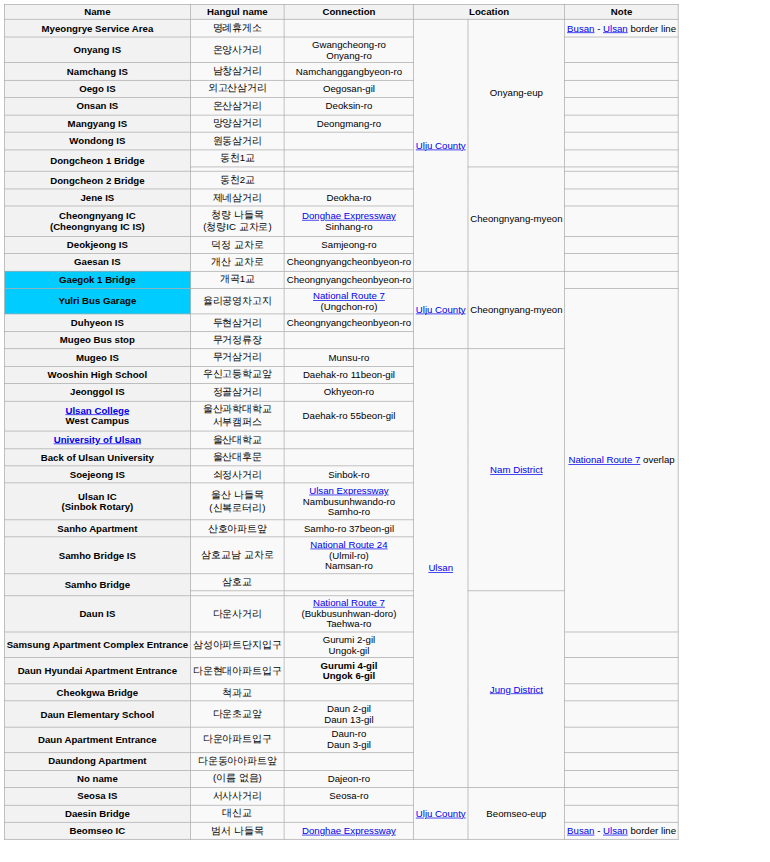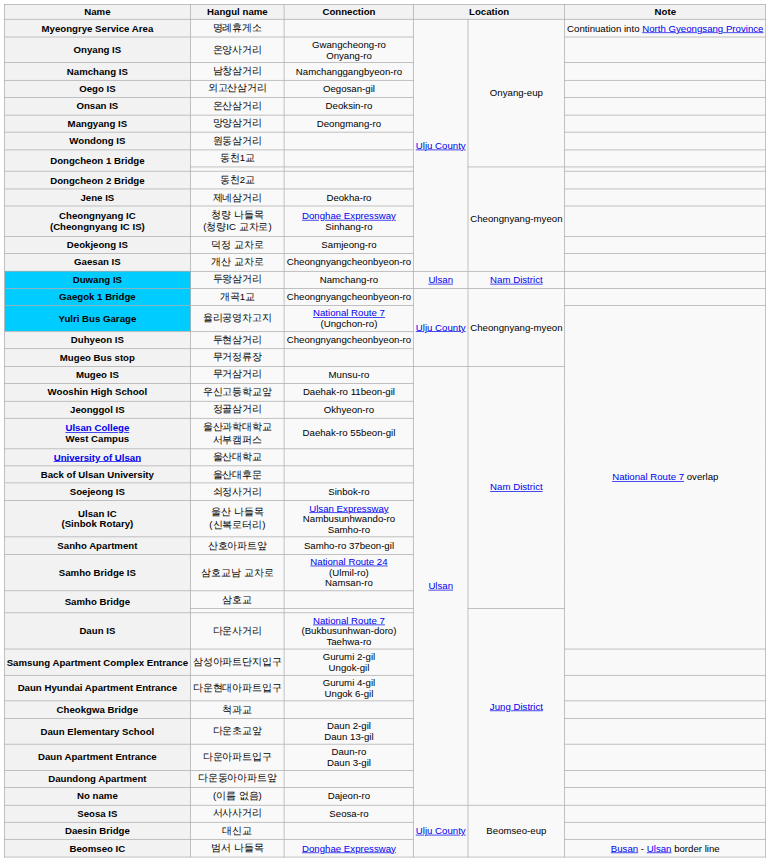(622, 28) Busan - Ulsan border line -> (665, 28) Continuation into North Gyeongsang Province
+ row: (97, 279)
(349, 670) bold -> (349, 688) normal
